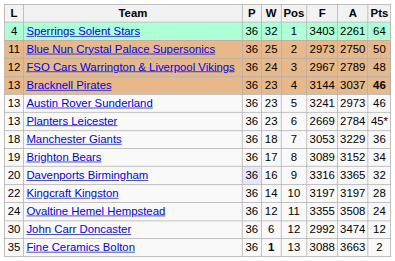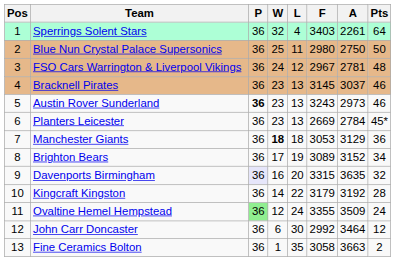columns swapped: (294, 13) <-> (14, 13)
(322, 49) 2973 -> (322, 49) 2980
(353, 67) 2789 -> (353, 67) 2781
(322, 85) 3144 -> (322, 85) 3145
(379, 85) bold -> (379, 85) normal
(252, 103) normal -> (258, 103) bold
(322, 103) 3241 -> (322, 103) 3243
(271, 139) normal -> (278, 139) bold
(353, 139) 3229 -> (353, 139) 3129
(322, 175) 3316 -> (322, 175) 3315
(353, 175) 3365 -> (353, 175) 3635
(322, 193) 3197 -> (322, 193) 3179
(353, 193) 3197 -> (353, 193) 3192
(252, 211) no background -> (258, 211) lightgreen background
(353, 211) 3508 -> (353, 211) 3509
(353, 229) 3474 -> (353, 229) 3464
(271, 247) bold -> (278, 247) normal
(322, 247) 3088 -> (322, 247) 3058
